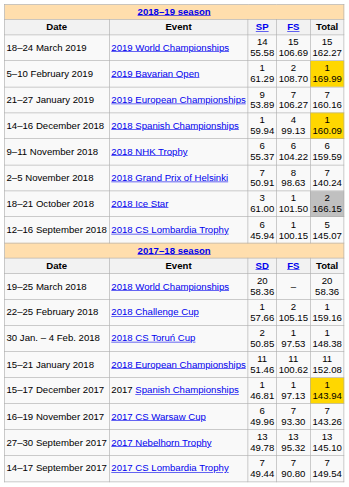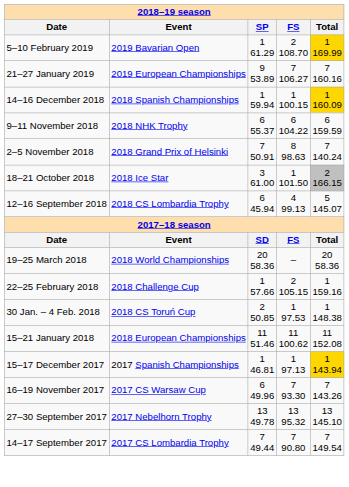- row: (47, 47)
(293, 126) 4 99.13 -> (293, 100) 1 100.15
(293, 230) 1 100.15 -> (293, 204) 4 99.13
